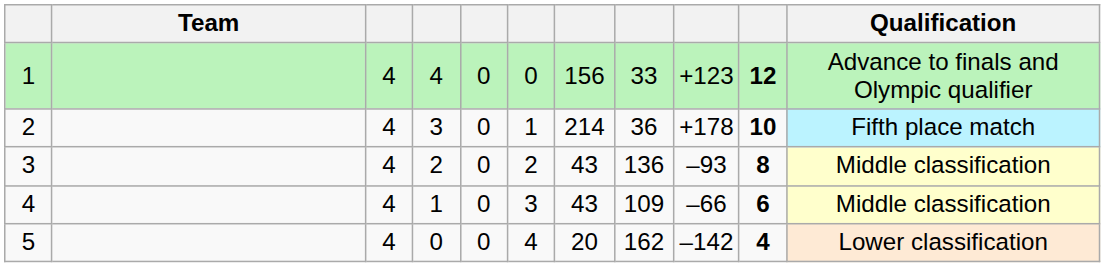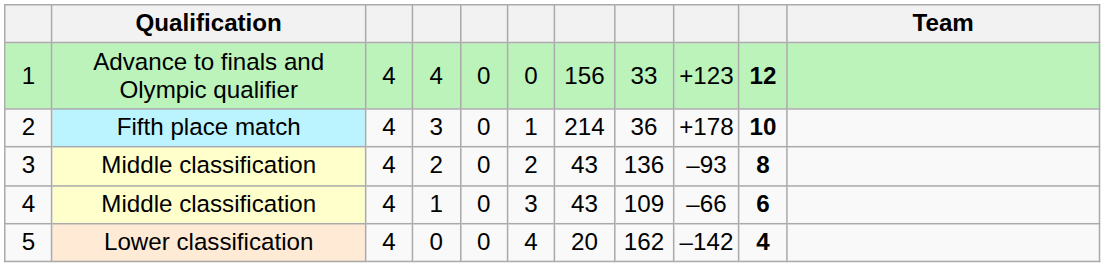columns swapped: (209, 23) <-> (943, 23)
